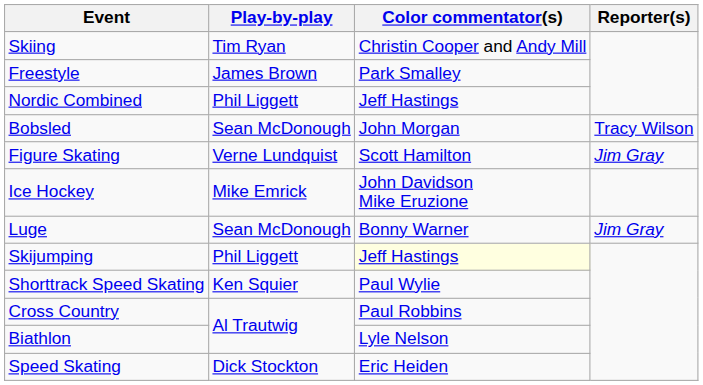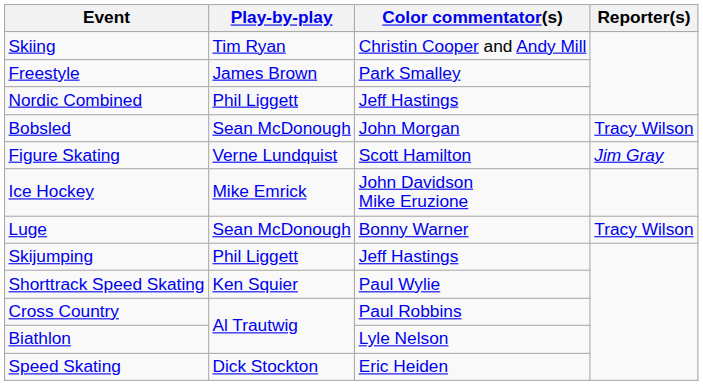(629, 229) Jim Gray -> (644, 229) Tracy Wilson
(409, 256) lightyellow background -> (409, 256) no background
